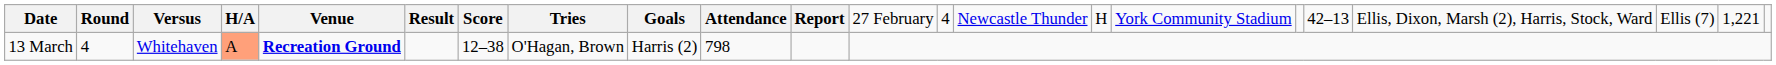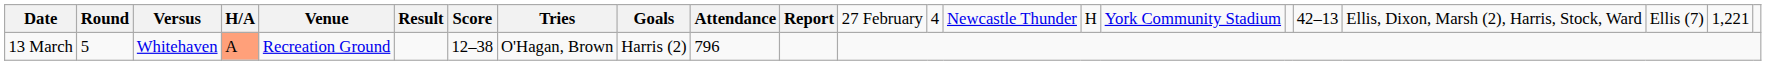(85, 46) 4 -> (85, 46) 5
(332, 46) bold -> (327, 46) normal
(718, 46) 798 -> (707, 46) 796
